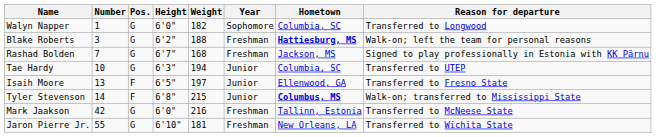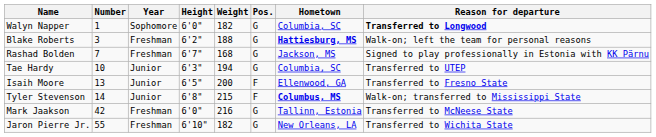columns swapped: (141, 11) <-> (250, 11)
(426, 26) normal -> (426, 26) bold
(199, 82) 197 -> (225, 82) 200
(199, 125) 181 -> (225, 125) 182
